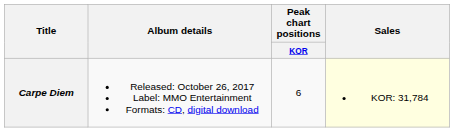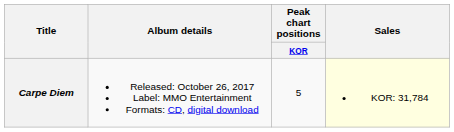(298, 92) 6 -> (298, 92) 5
